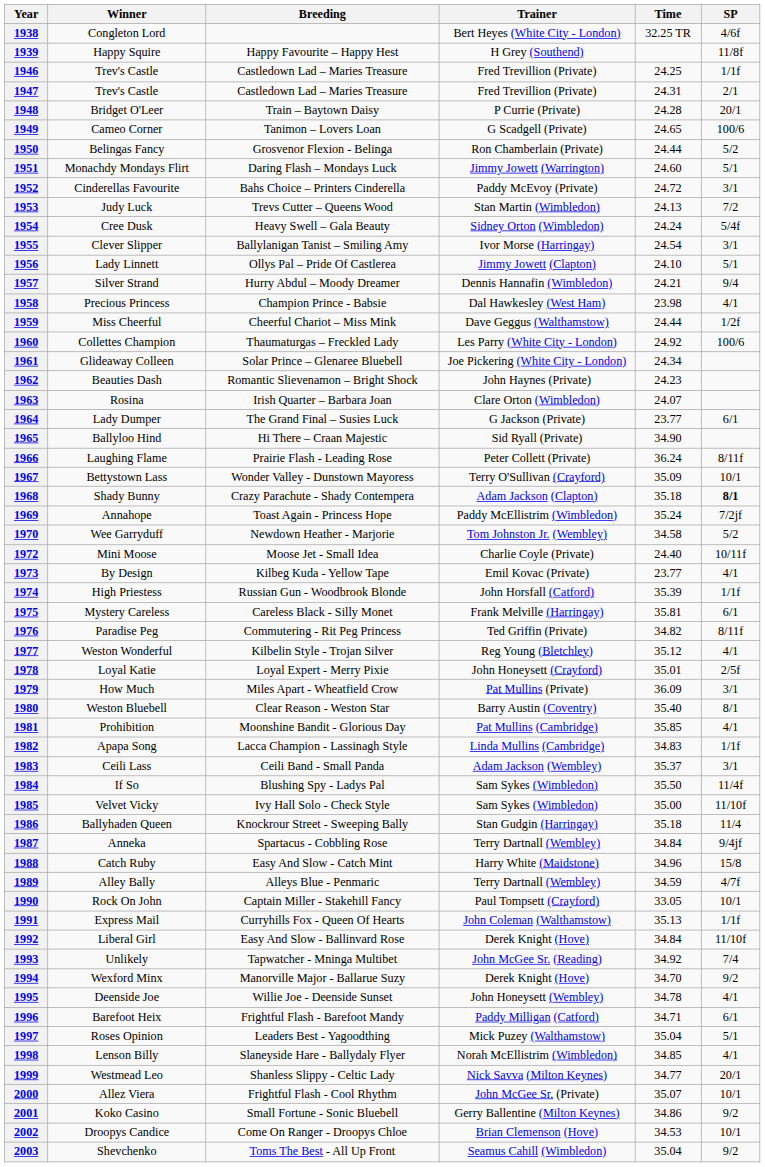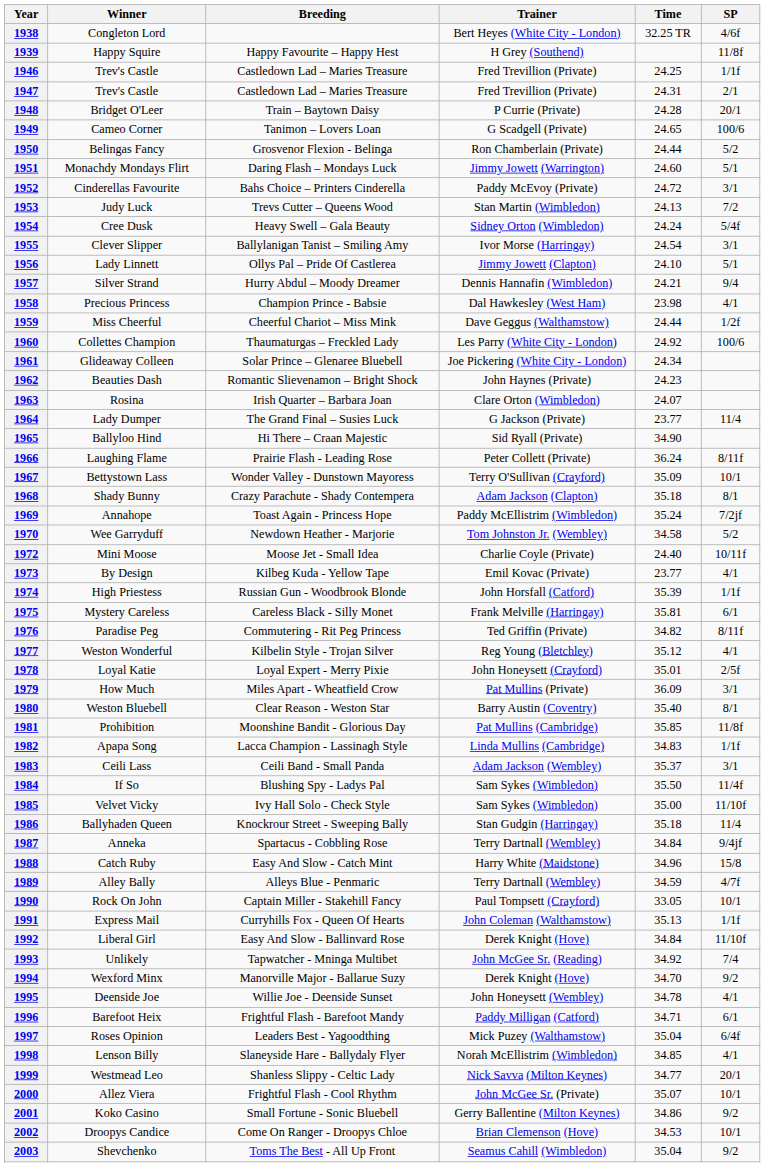(731, 419) 6/1 -> (731, 419) 11/4
(731, 496) bold -> (731, 496) normal
(731, 727) 4/1 -> (731, 727) 11/8f
(731, 1036) 5/1 -> (731, 1036) 6/4f
